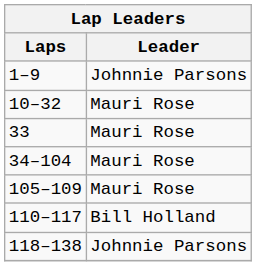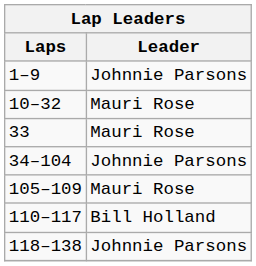(143, 161) Mauri Rose -> (169, 161) Johnnie Parsons
